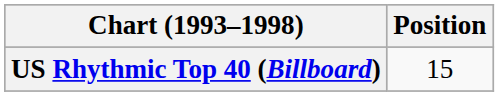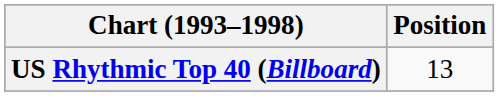(440, 68) 15 -> (440, 68) 13
